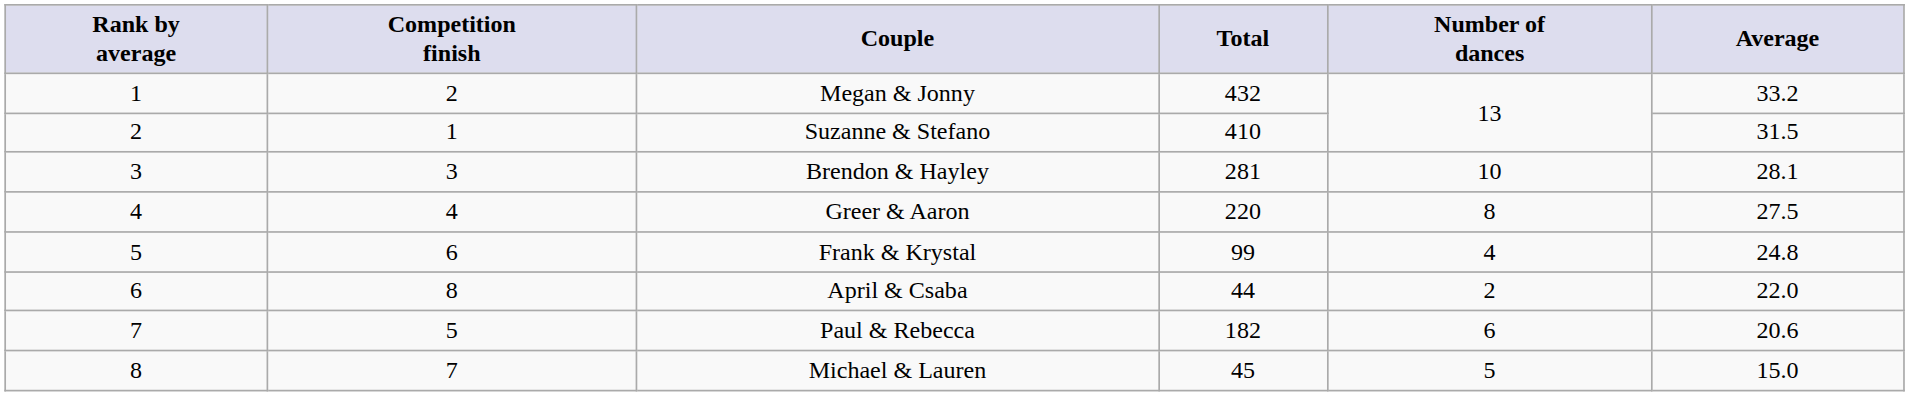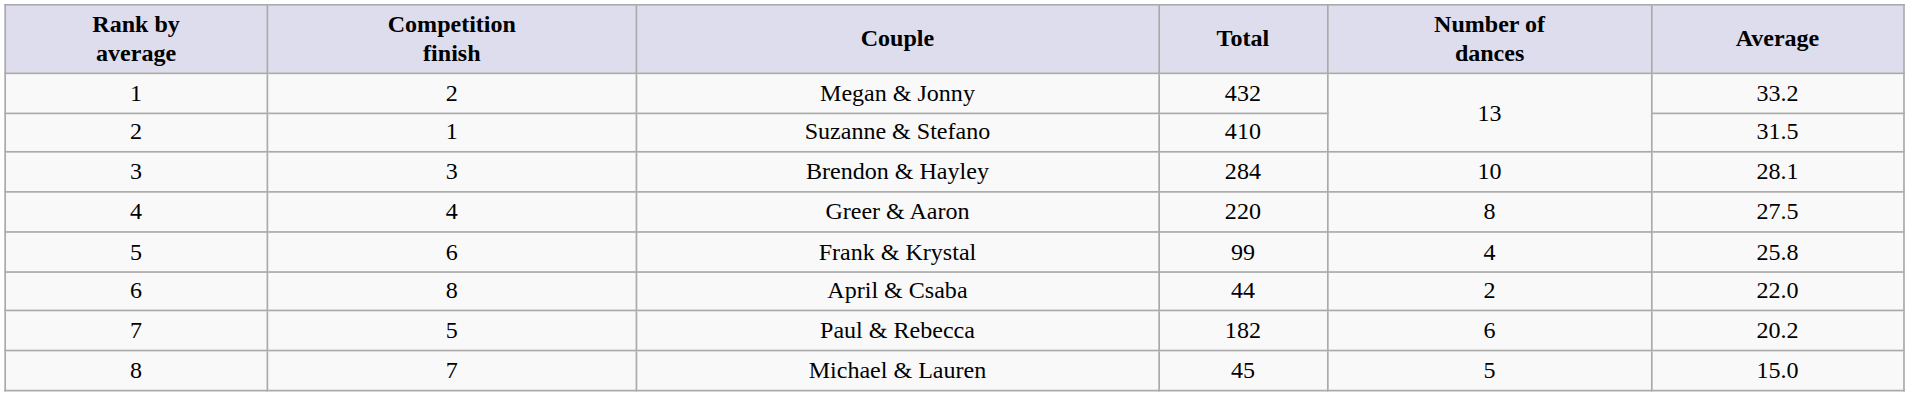(1243, 171) 281 -> (1243, 171) 284
(1777, 251) 24.8 -> (1777, 251) 25.8
(1777, 330) 20.6 -> (1777, 330) 20.2
